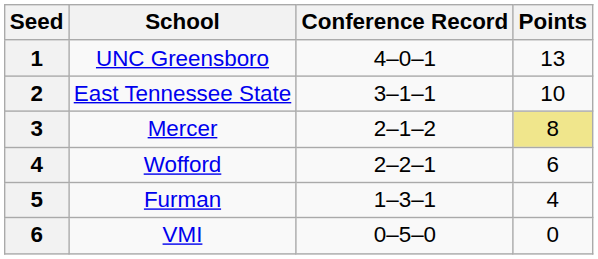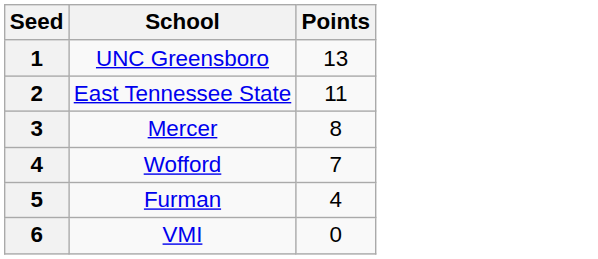- column: (405, 22)
(553, 93) 10 -> (336, 93) 11
(553, 128) khaki background -> (336, 128) no background
(553, 164) 6 -> (336, 164) 7
